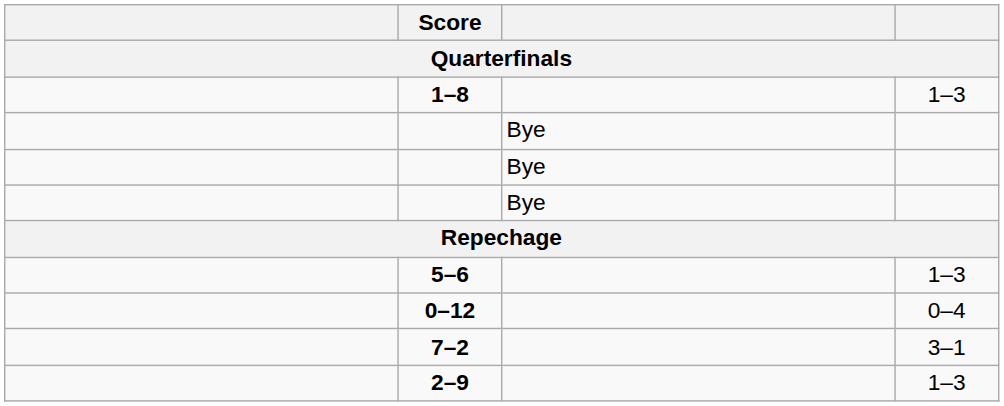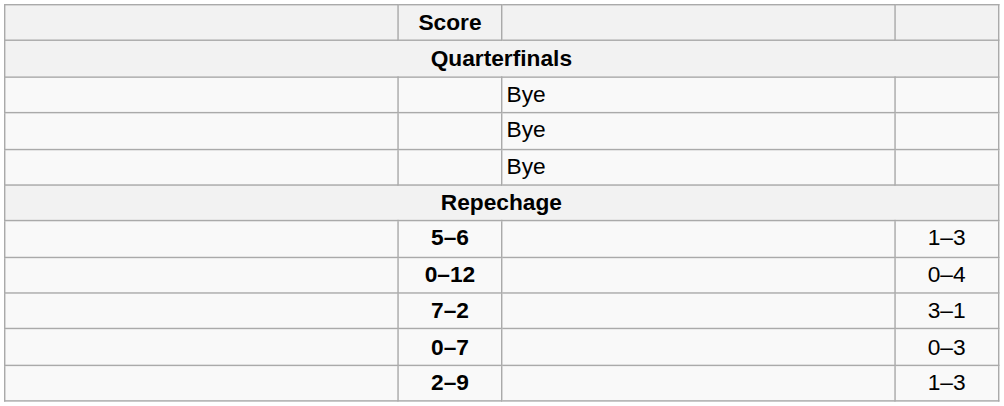- row: (450, 94)
+ row: (450, 346)
